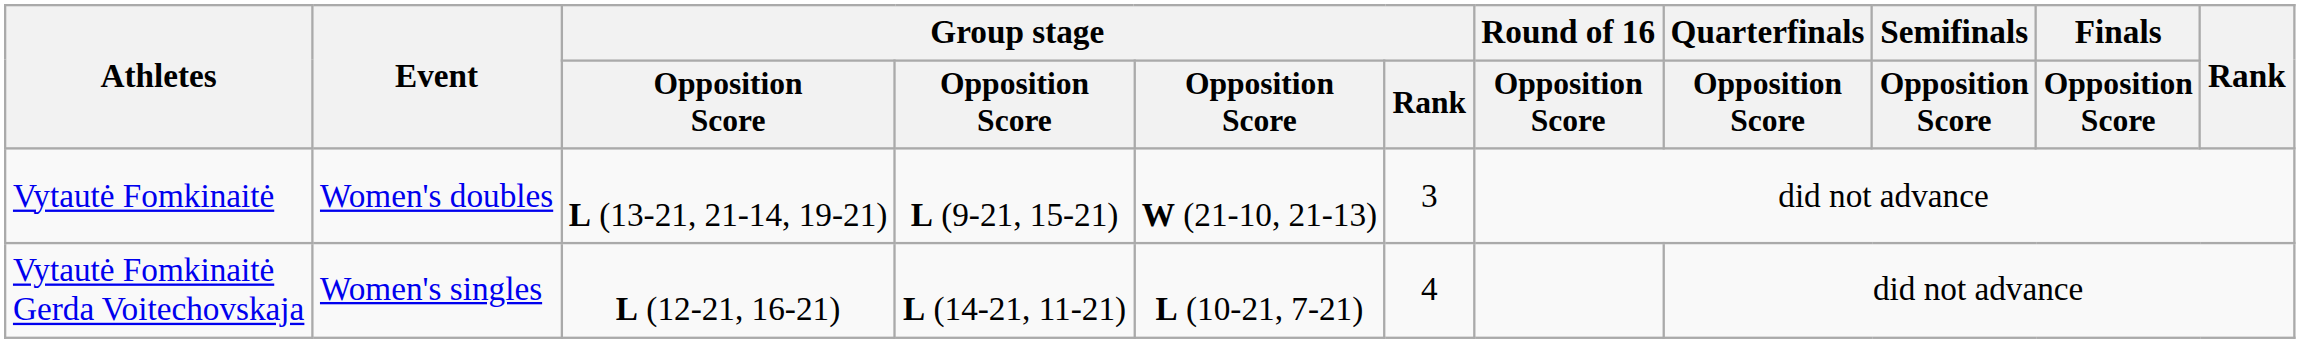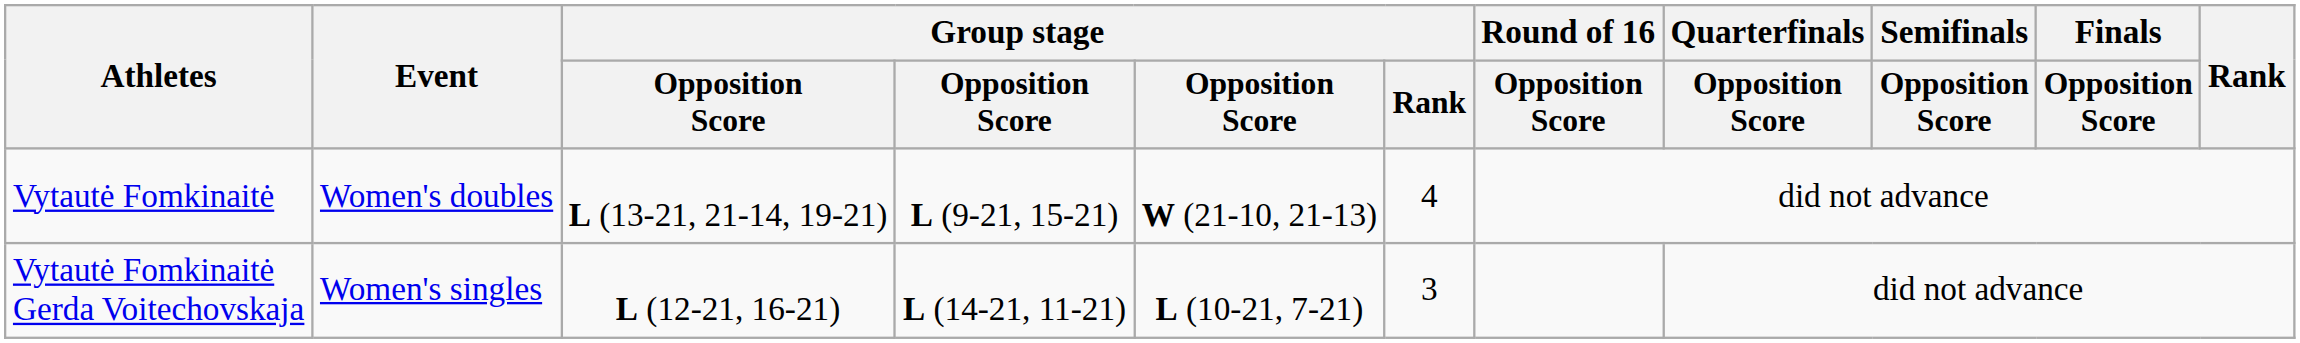(1429, 195) 3 -> (1429, 195) 4
(1429, 289) 4 -> (1429, 289) 3
